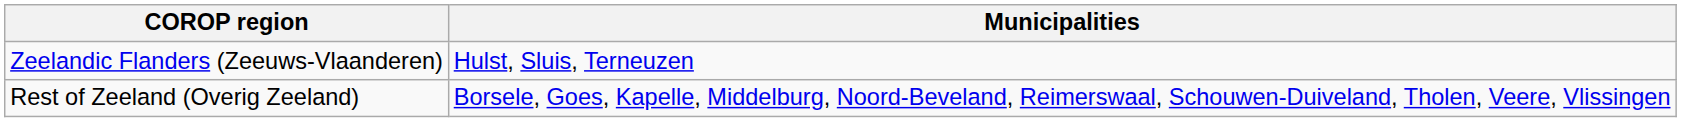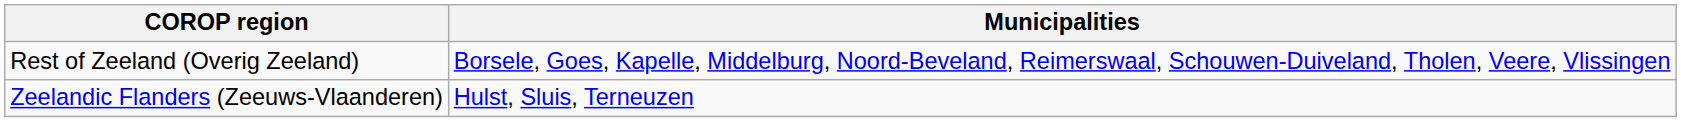rows swapped: (227, 60) <-> (185, 97)
